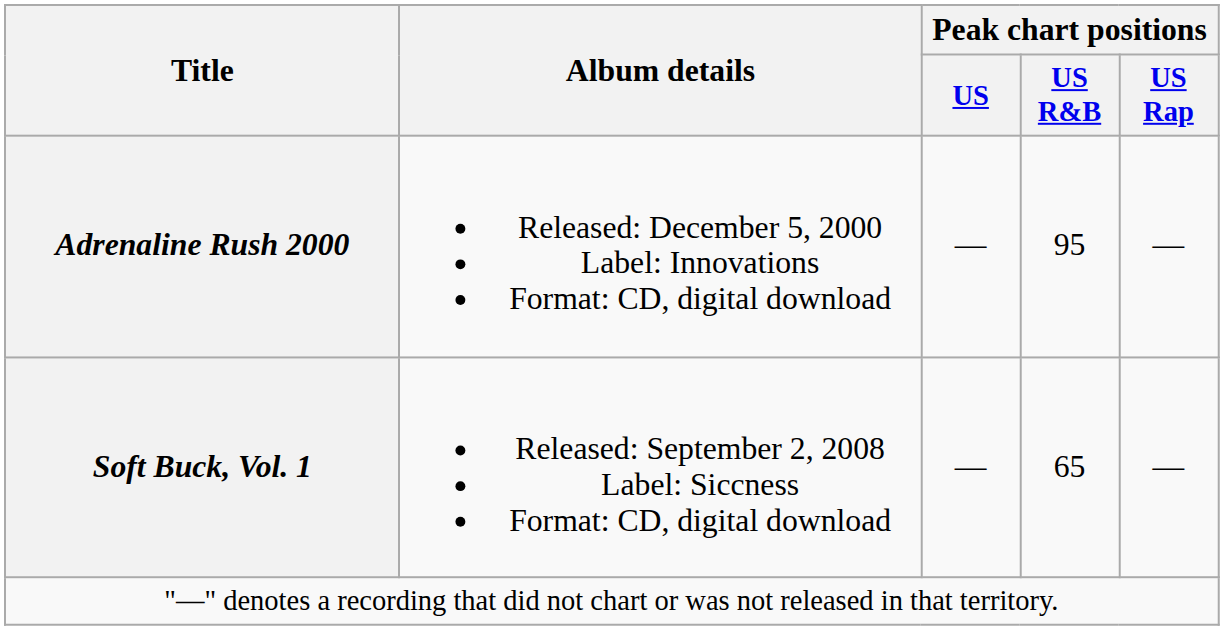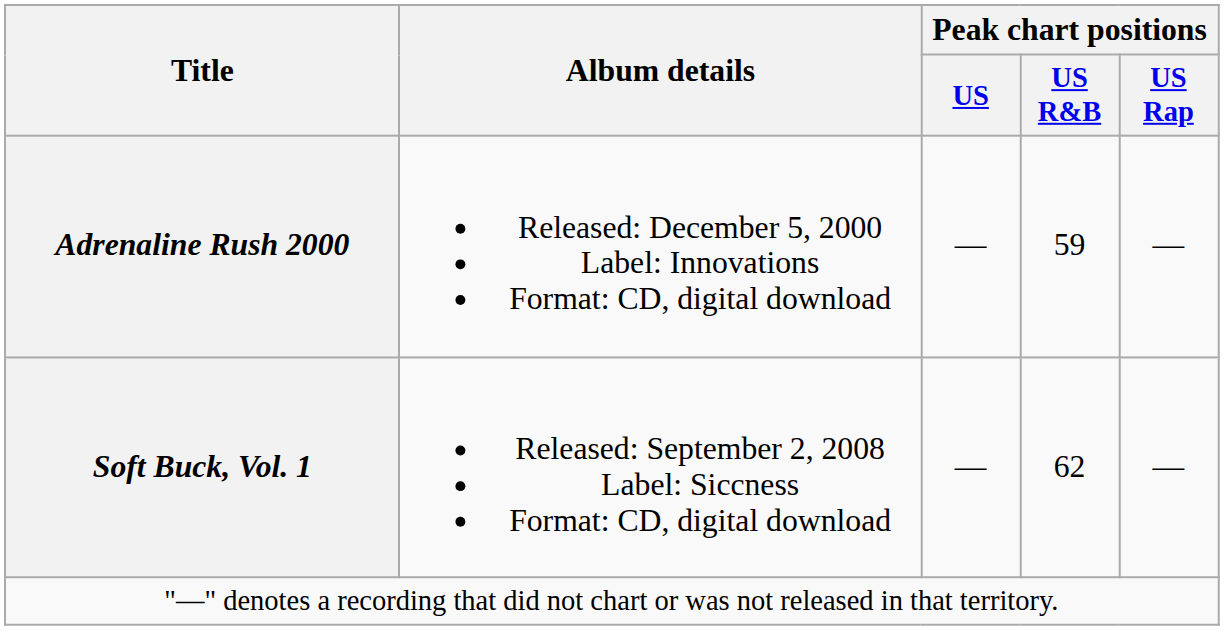(1070, 245) 95 -> (1070, 245) 59
(1070, 466) 65 -> (1070, 466) 62
